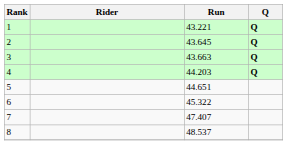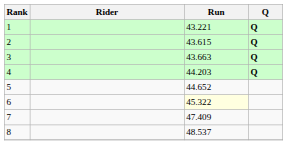(199, 42) 43.645 -> (199, 42) 43.615
(199, 87) 44.651 -> (199, 87) 44.652
(199, 102) no background -> (199, 102) lightyellow background
(199, 117) 47.407 -> (199, 117) 47.409
